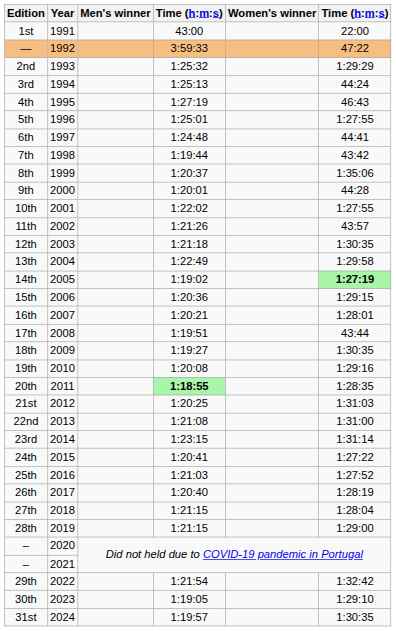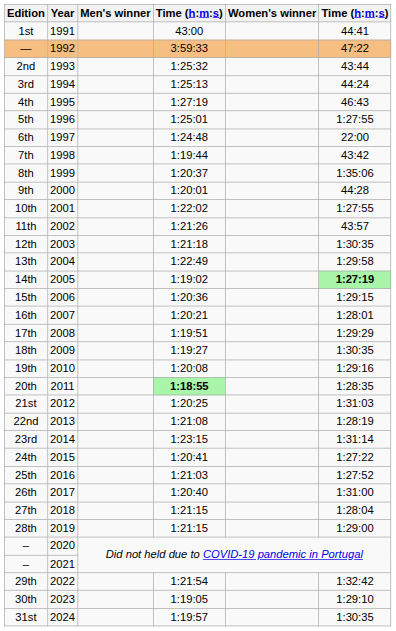(355, 31) 22:00 -> (355, 31) 44:41
(355, 66) 1:29:29 -> (355, 66) 43:44
(355, 137) 44:41 -> (355, 137) 22:00
(355, 333) 43:44 -> (355, 333) 1:29:29
(355, 421) 1:31:00 -> (355, 421) 1:28:19
(355, 492) 1:28:19 -> (355, 492) 1:31:00
